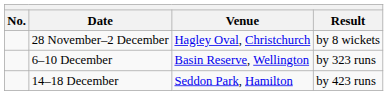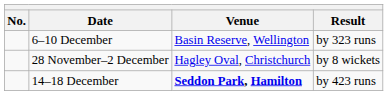rows swapped: (100, 40) <-> (72, 60)
(234, 80) normal -> (238, 80) bold
